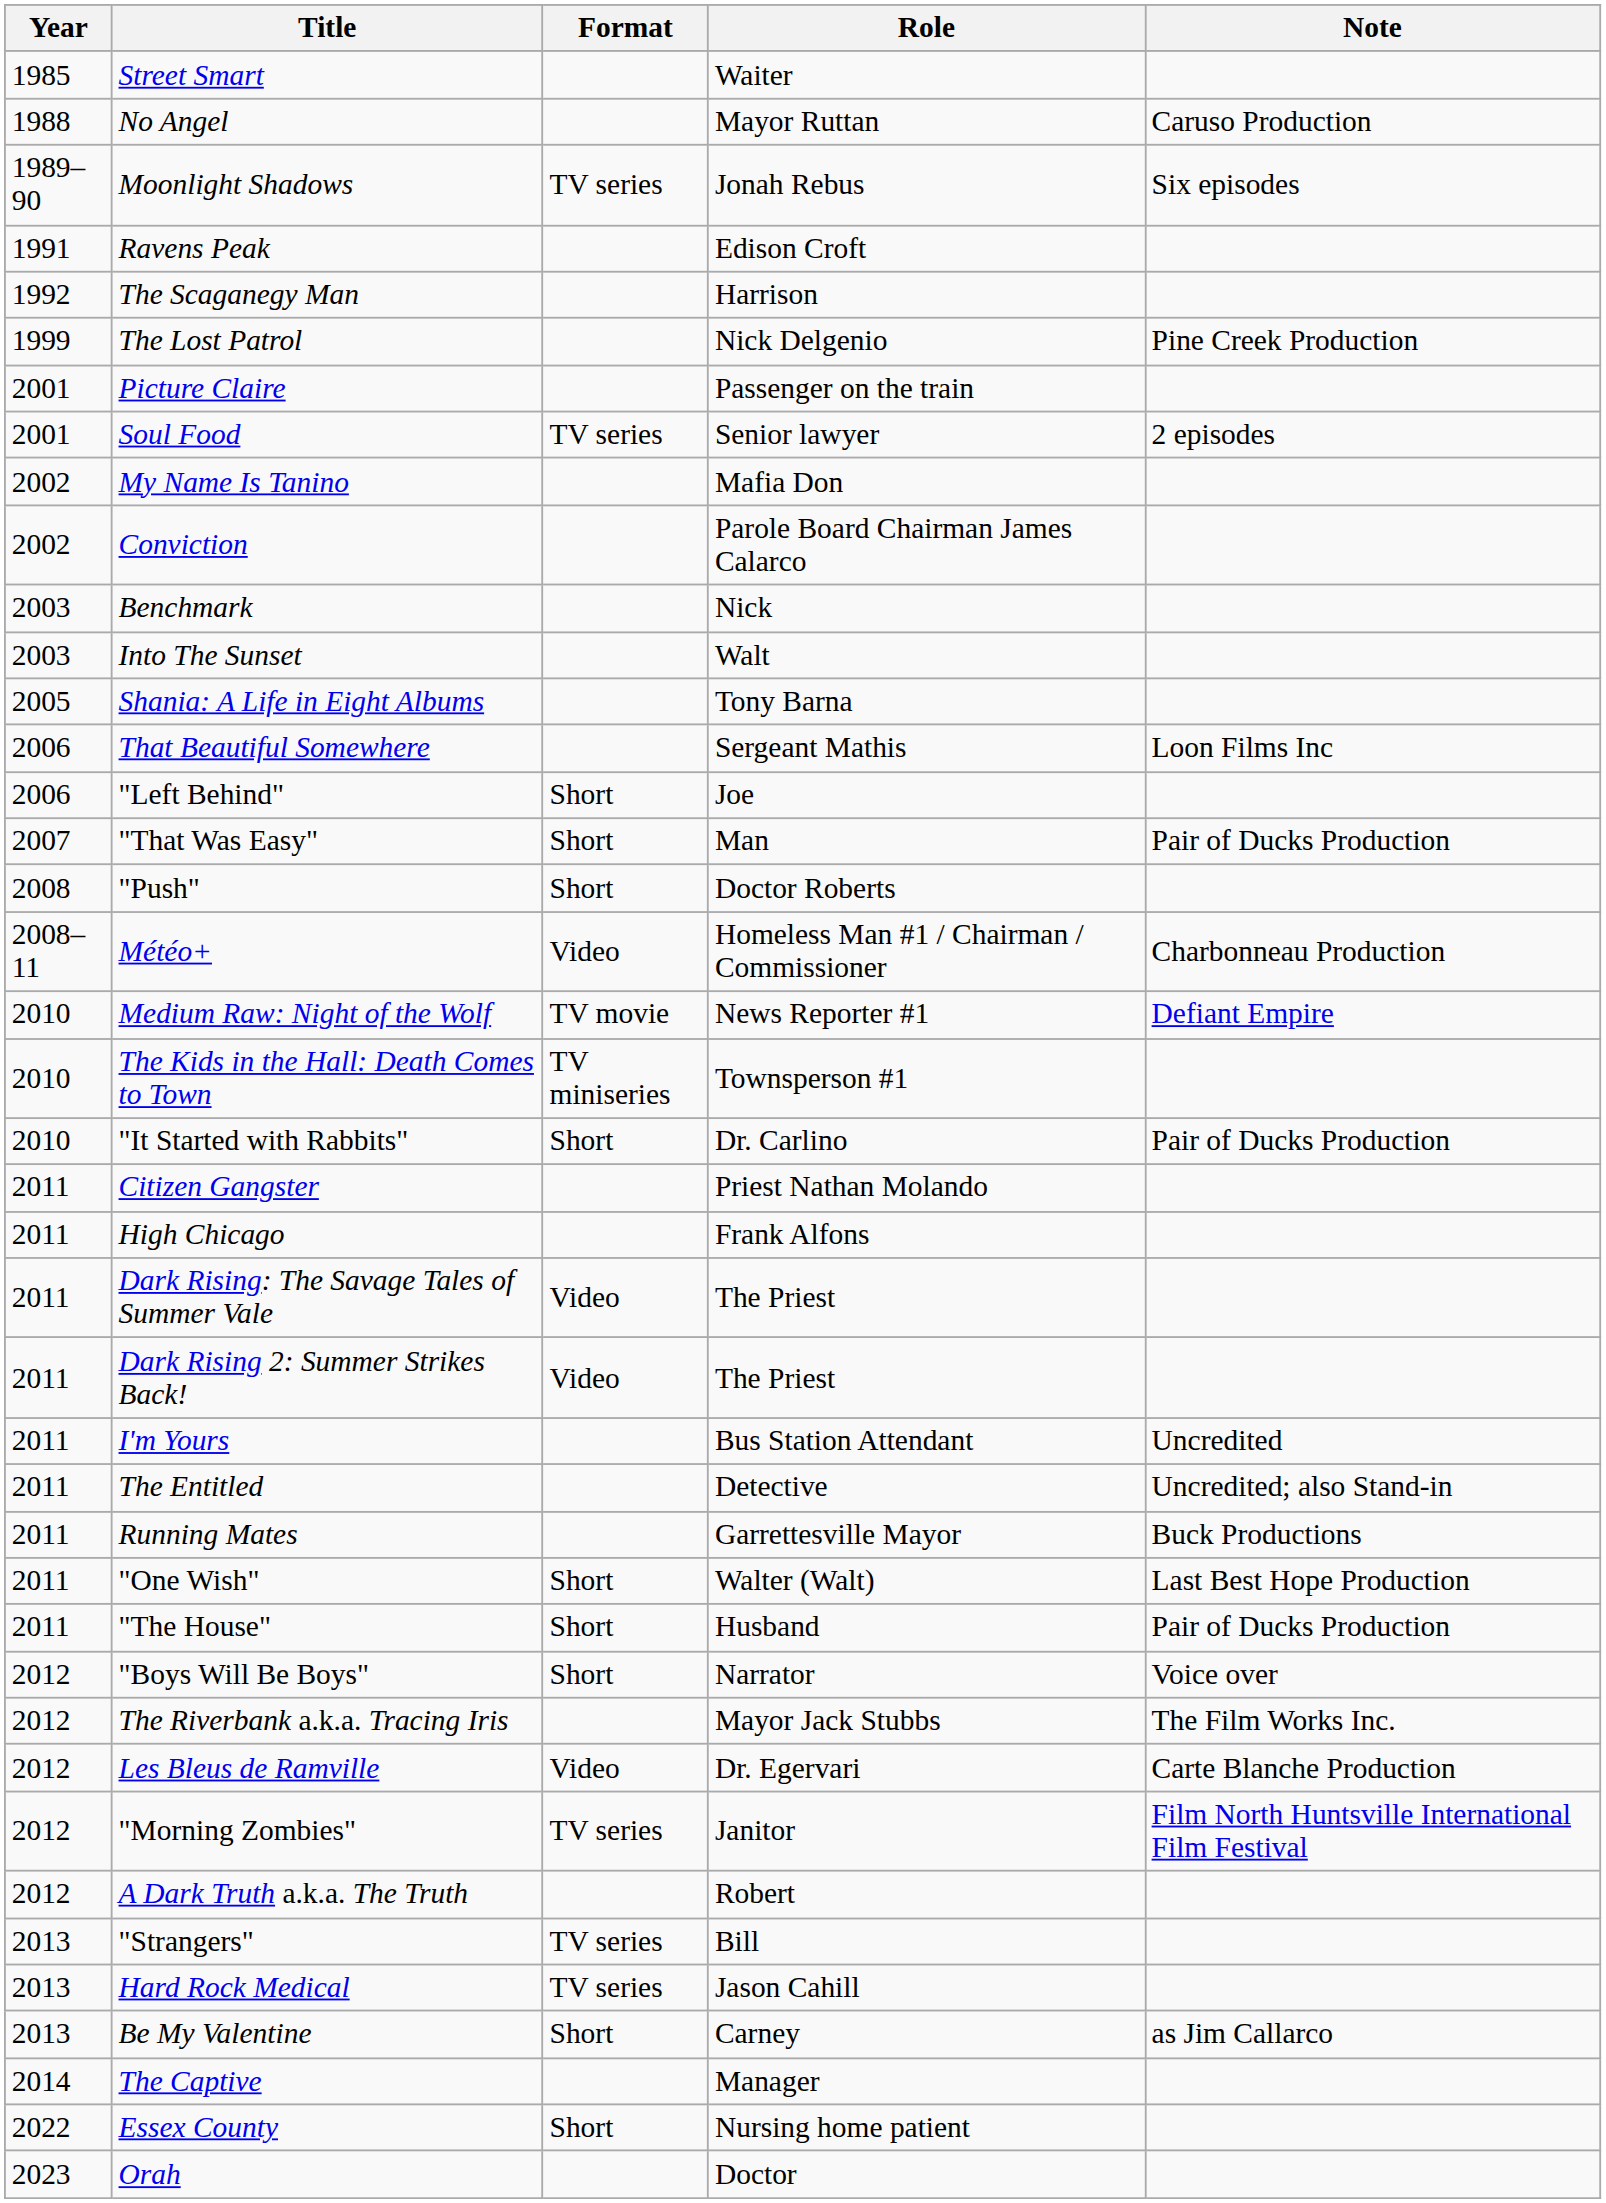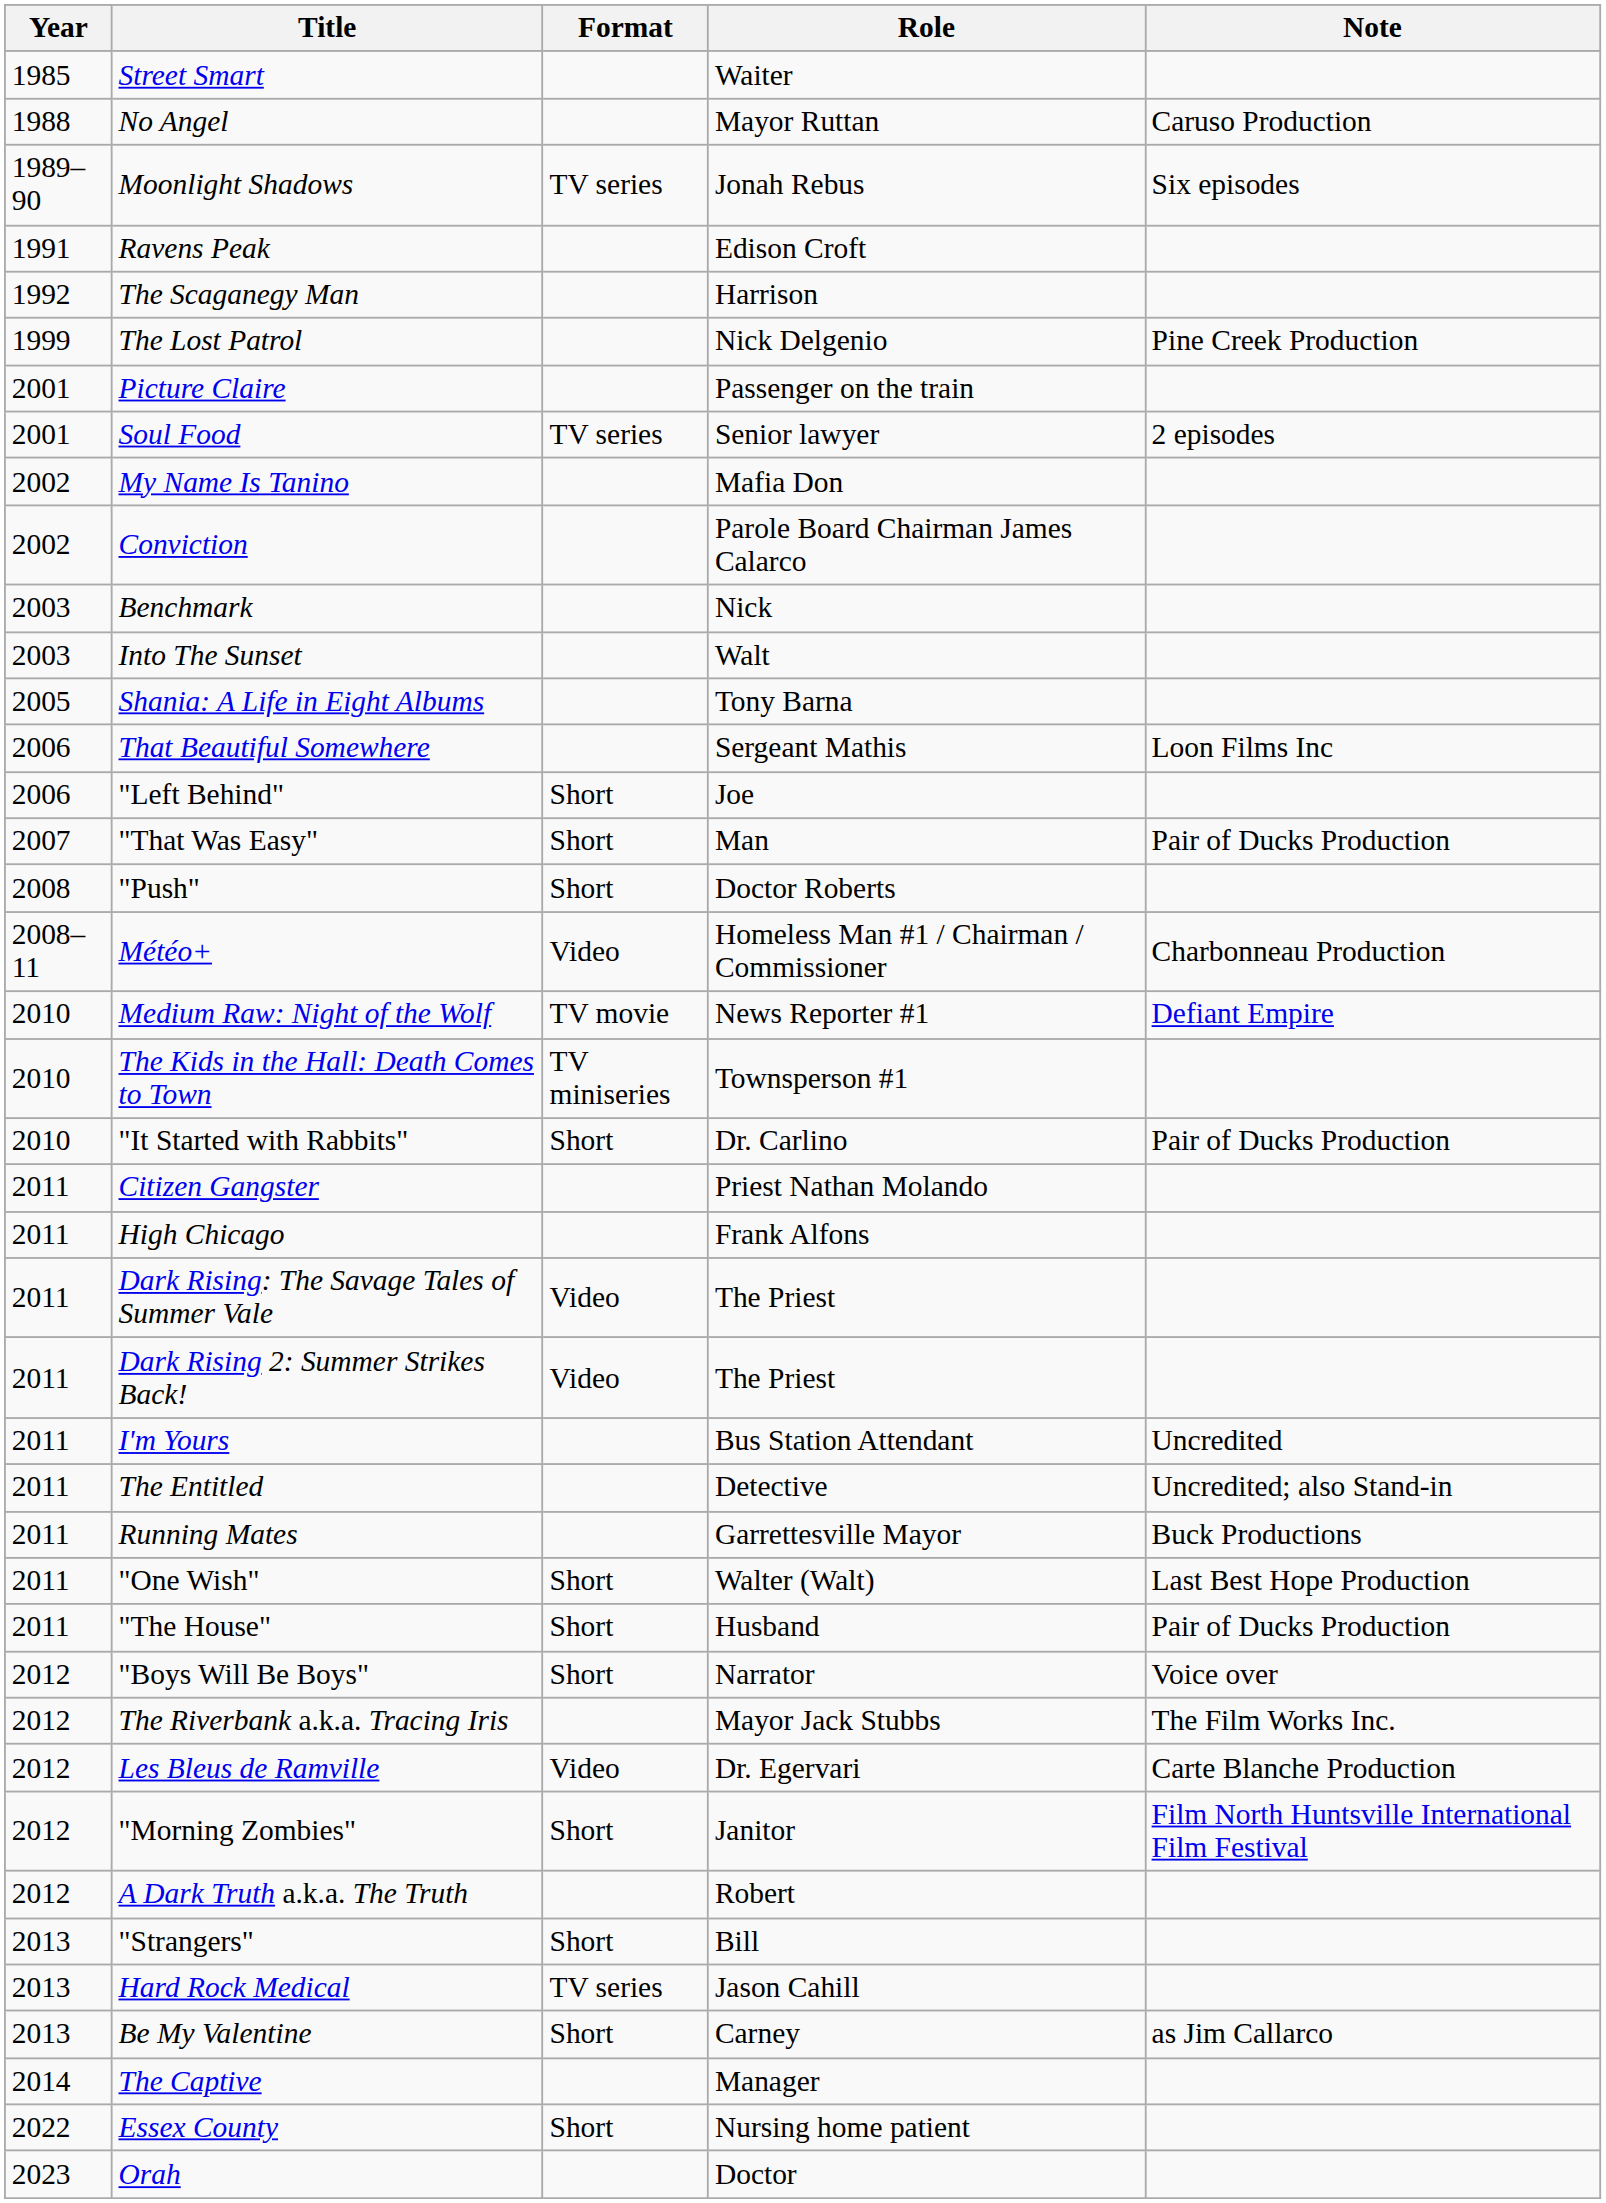(606, 1830) TV series -> (581, 1830) Short
(606, 1940) TV series -> (581, 1940) Short
